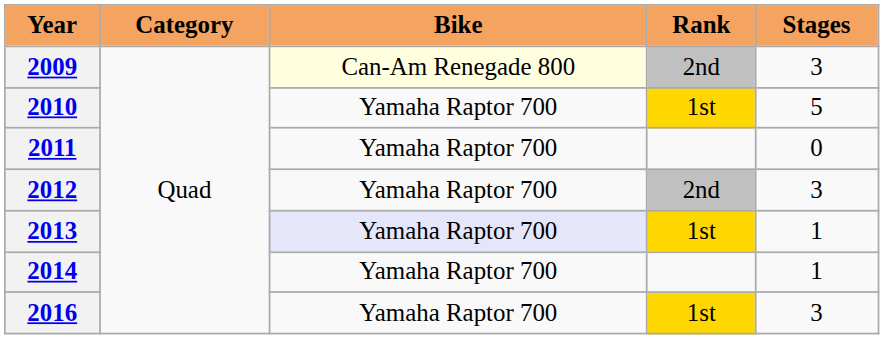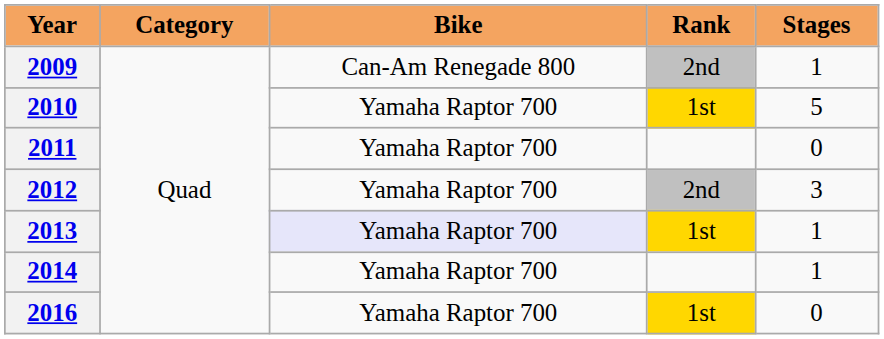(458, 66) lightyellow background -> (458, 66) no background
(816, 66) 3 -> (816, 66) 1
(816, 313) 3 -> (816, 313) 0
